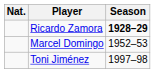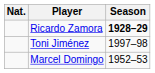rows swapped: (67, 44) <-> (60, 60)
